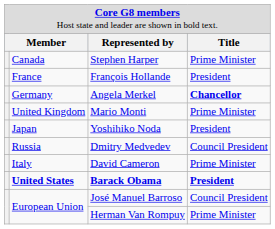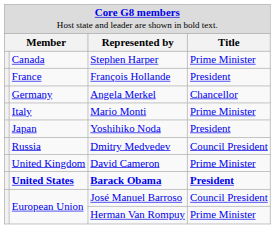(216, 94) bold -> (214, 94) normal
(49, 111) United Kingdom -> (22, 111) Italy
(22, 163) Italy -> (49, 163) United Kingdom
